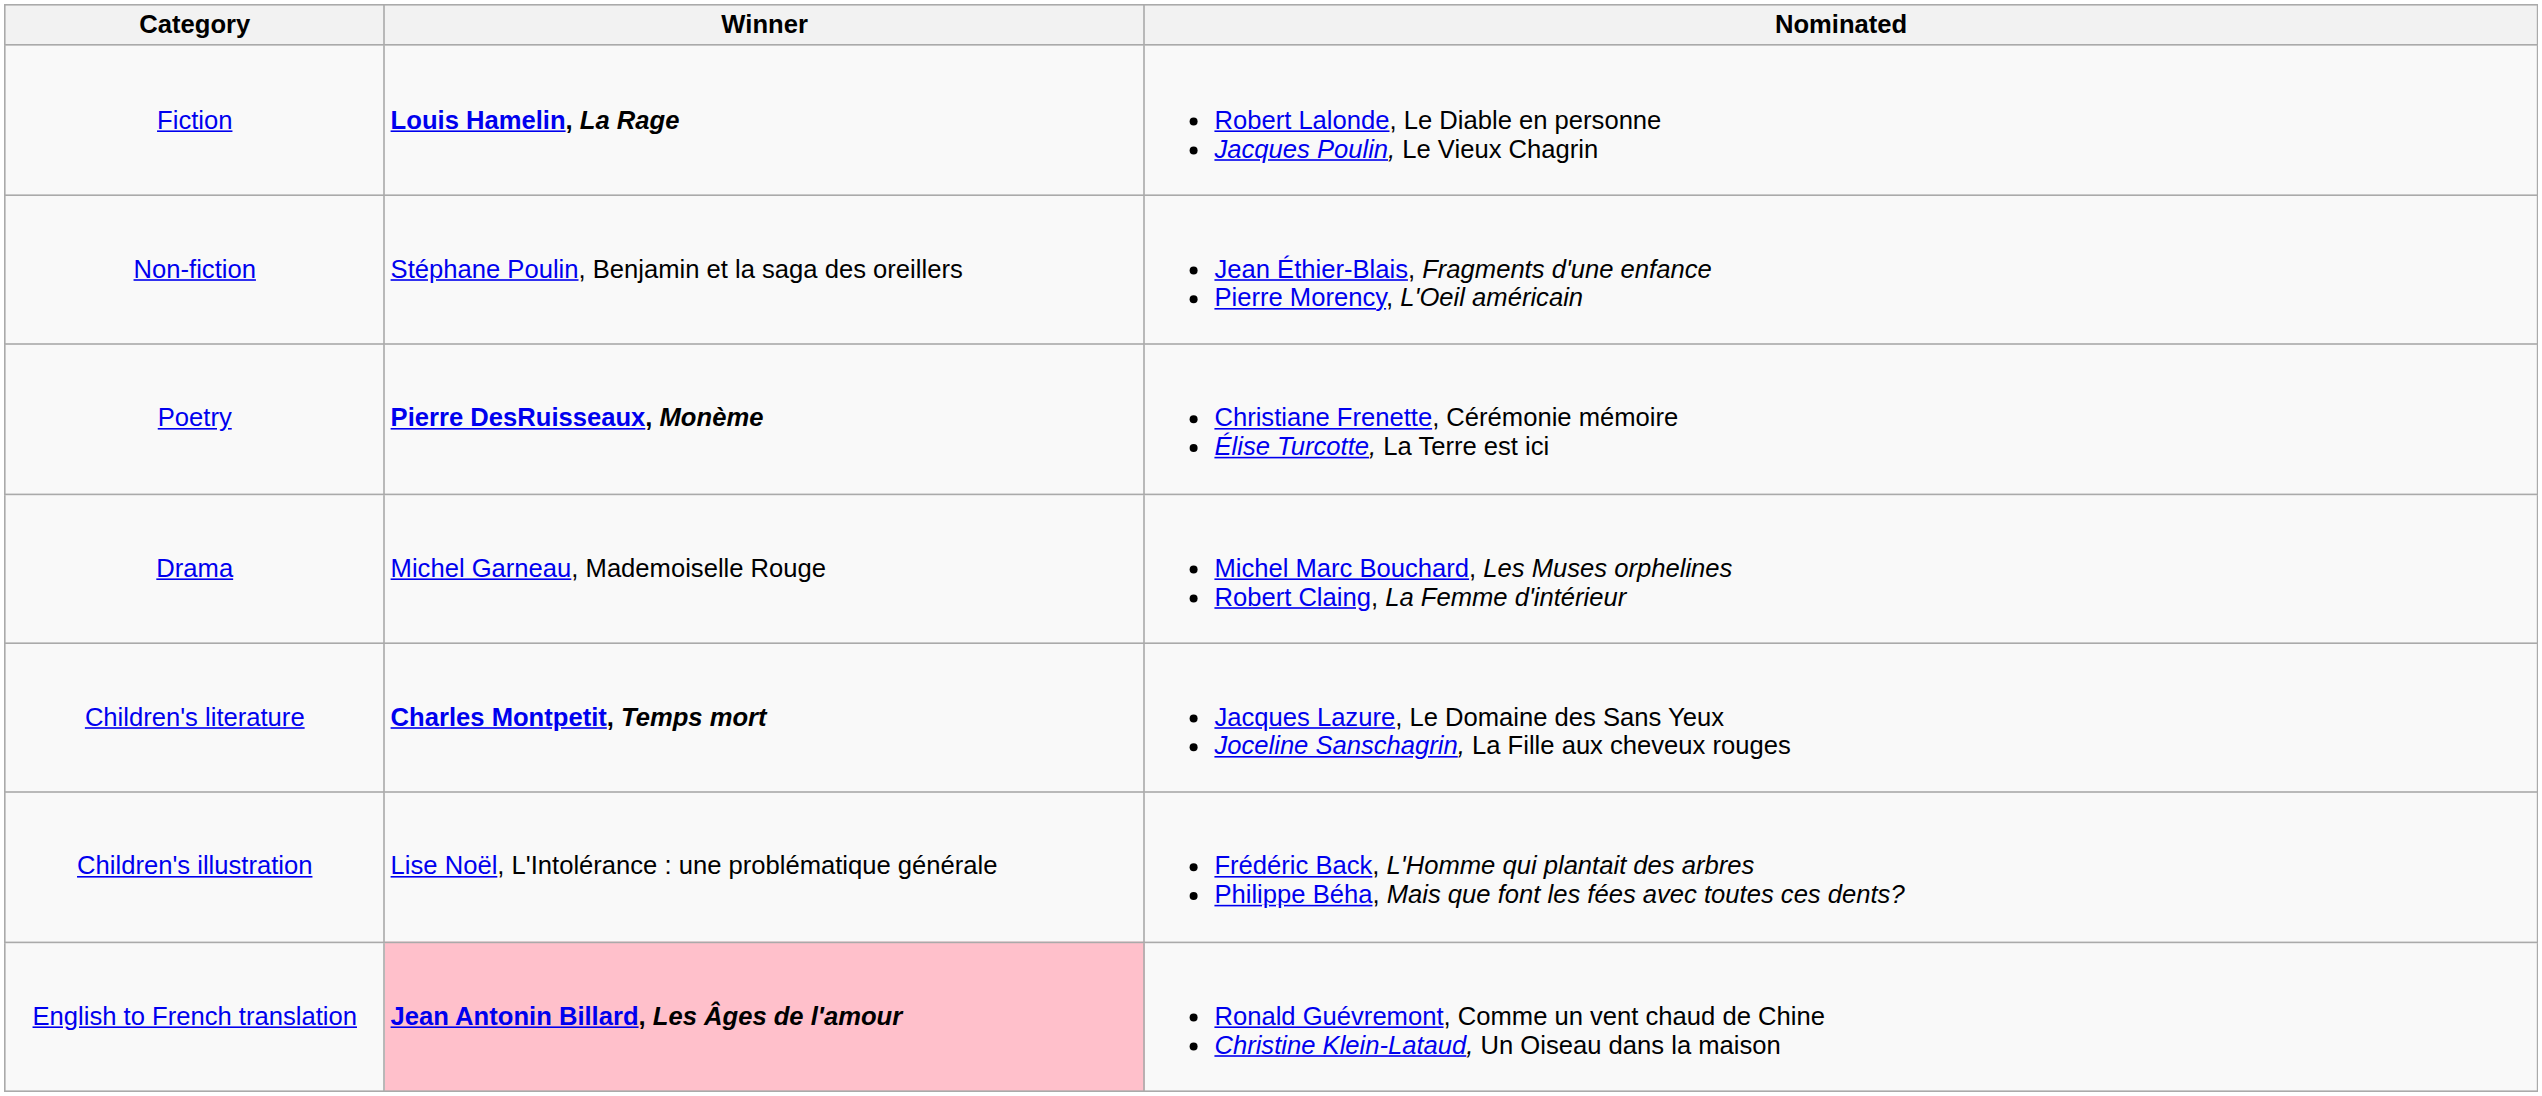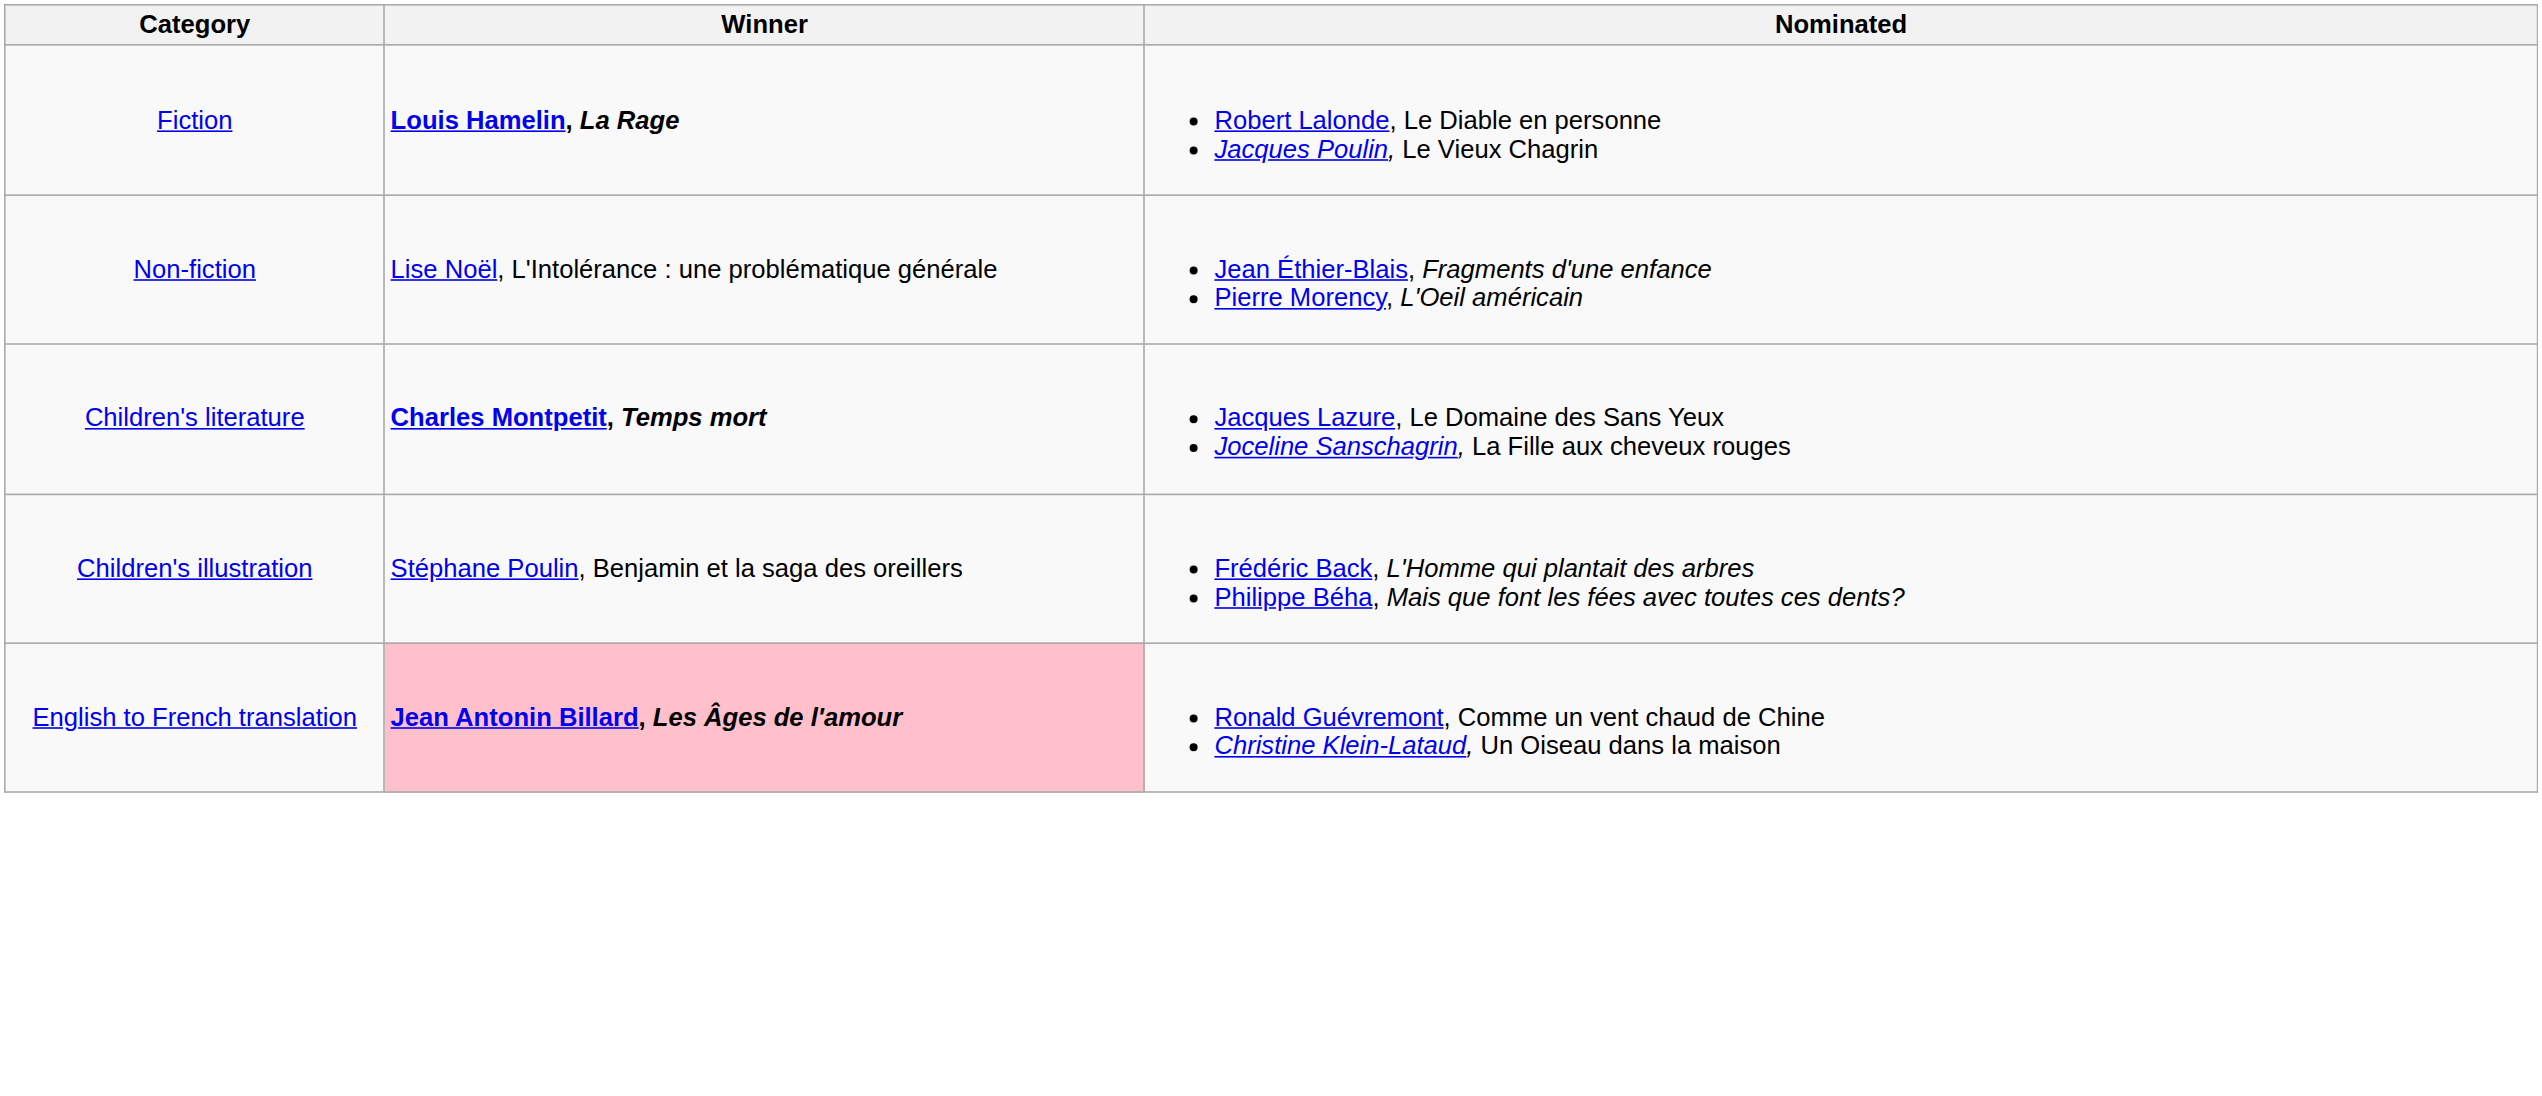(677, 269) Stéphane Poulin, Benjamin et la saga des oreillers -> (694, 269) Lise Noël, L'Intolérance : une problématique générale
- row: (195, 418)
- row: (195, 568)
(694, 866) Lise Noël, L'Intolérance : une problématique générale -> (677, 568) Stéphane Poulin, Benjamin et la saga des oreillers
